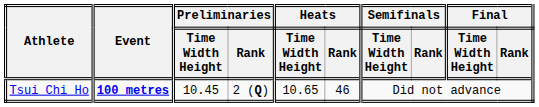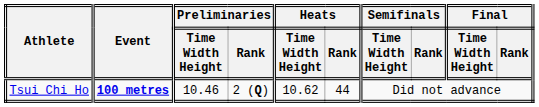(201, 90) 10.45 -> (201, 90) 10.46
(300, 90) 10.65 -> (300, 90) 10.62
(342, 90) 46 -> (342, 90) 44
